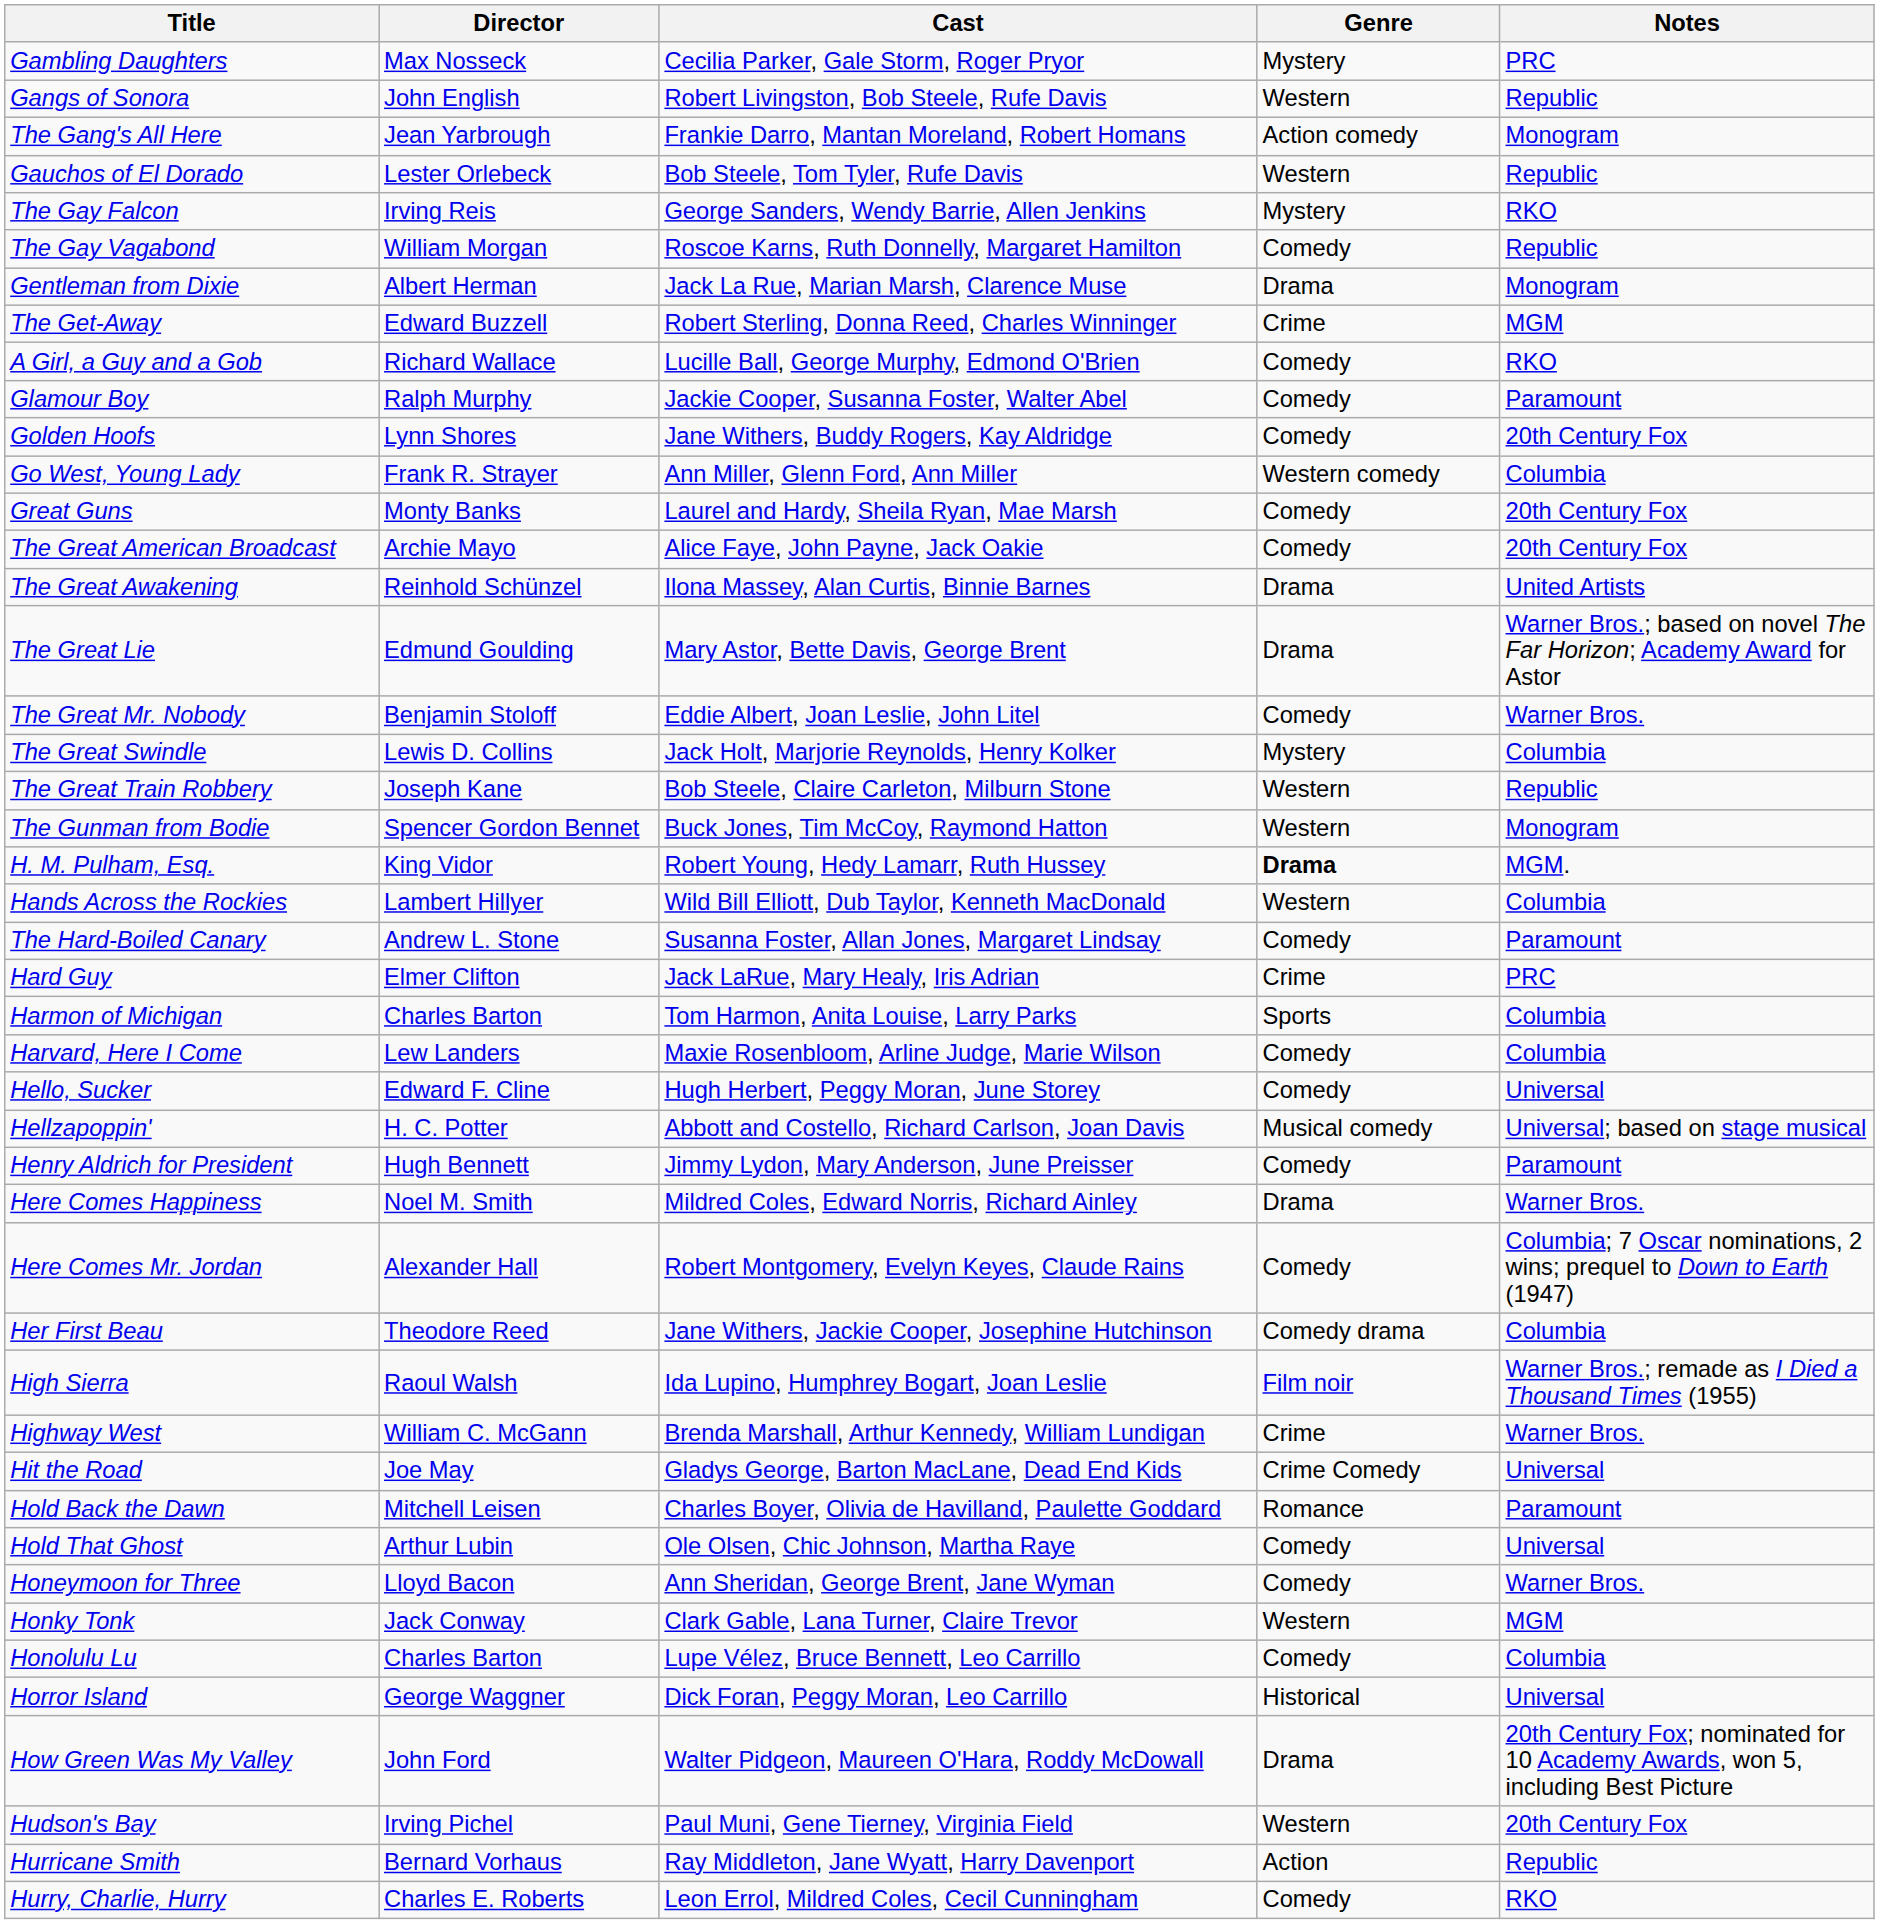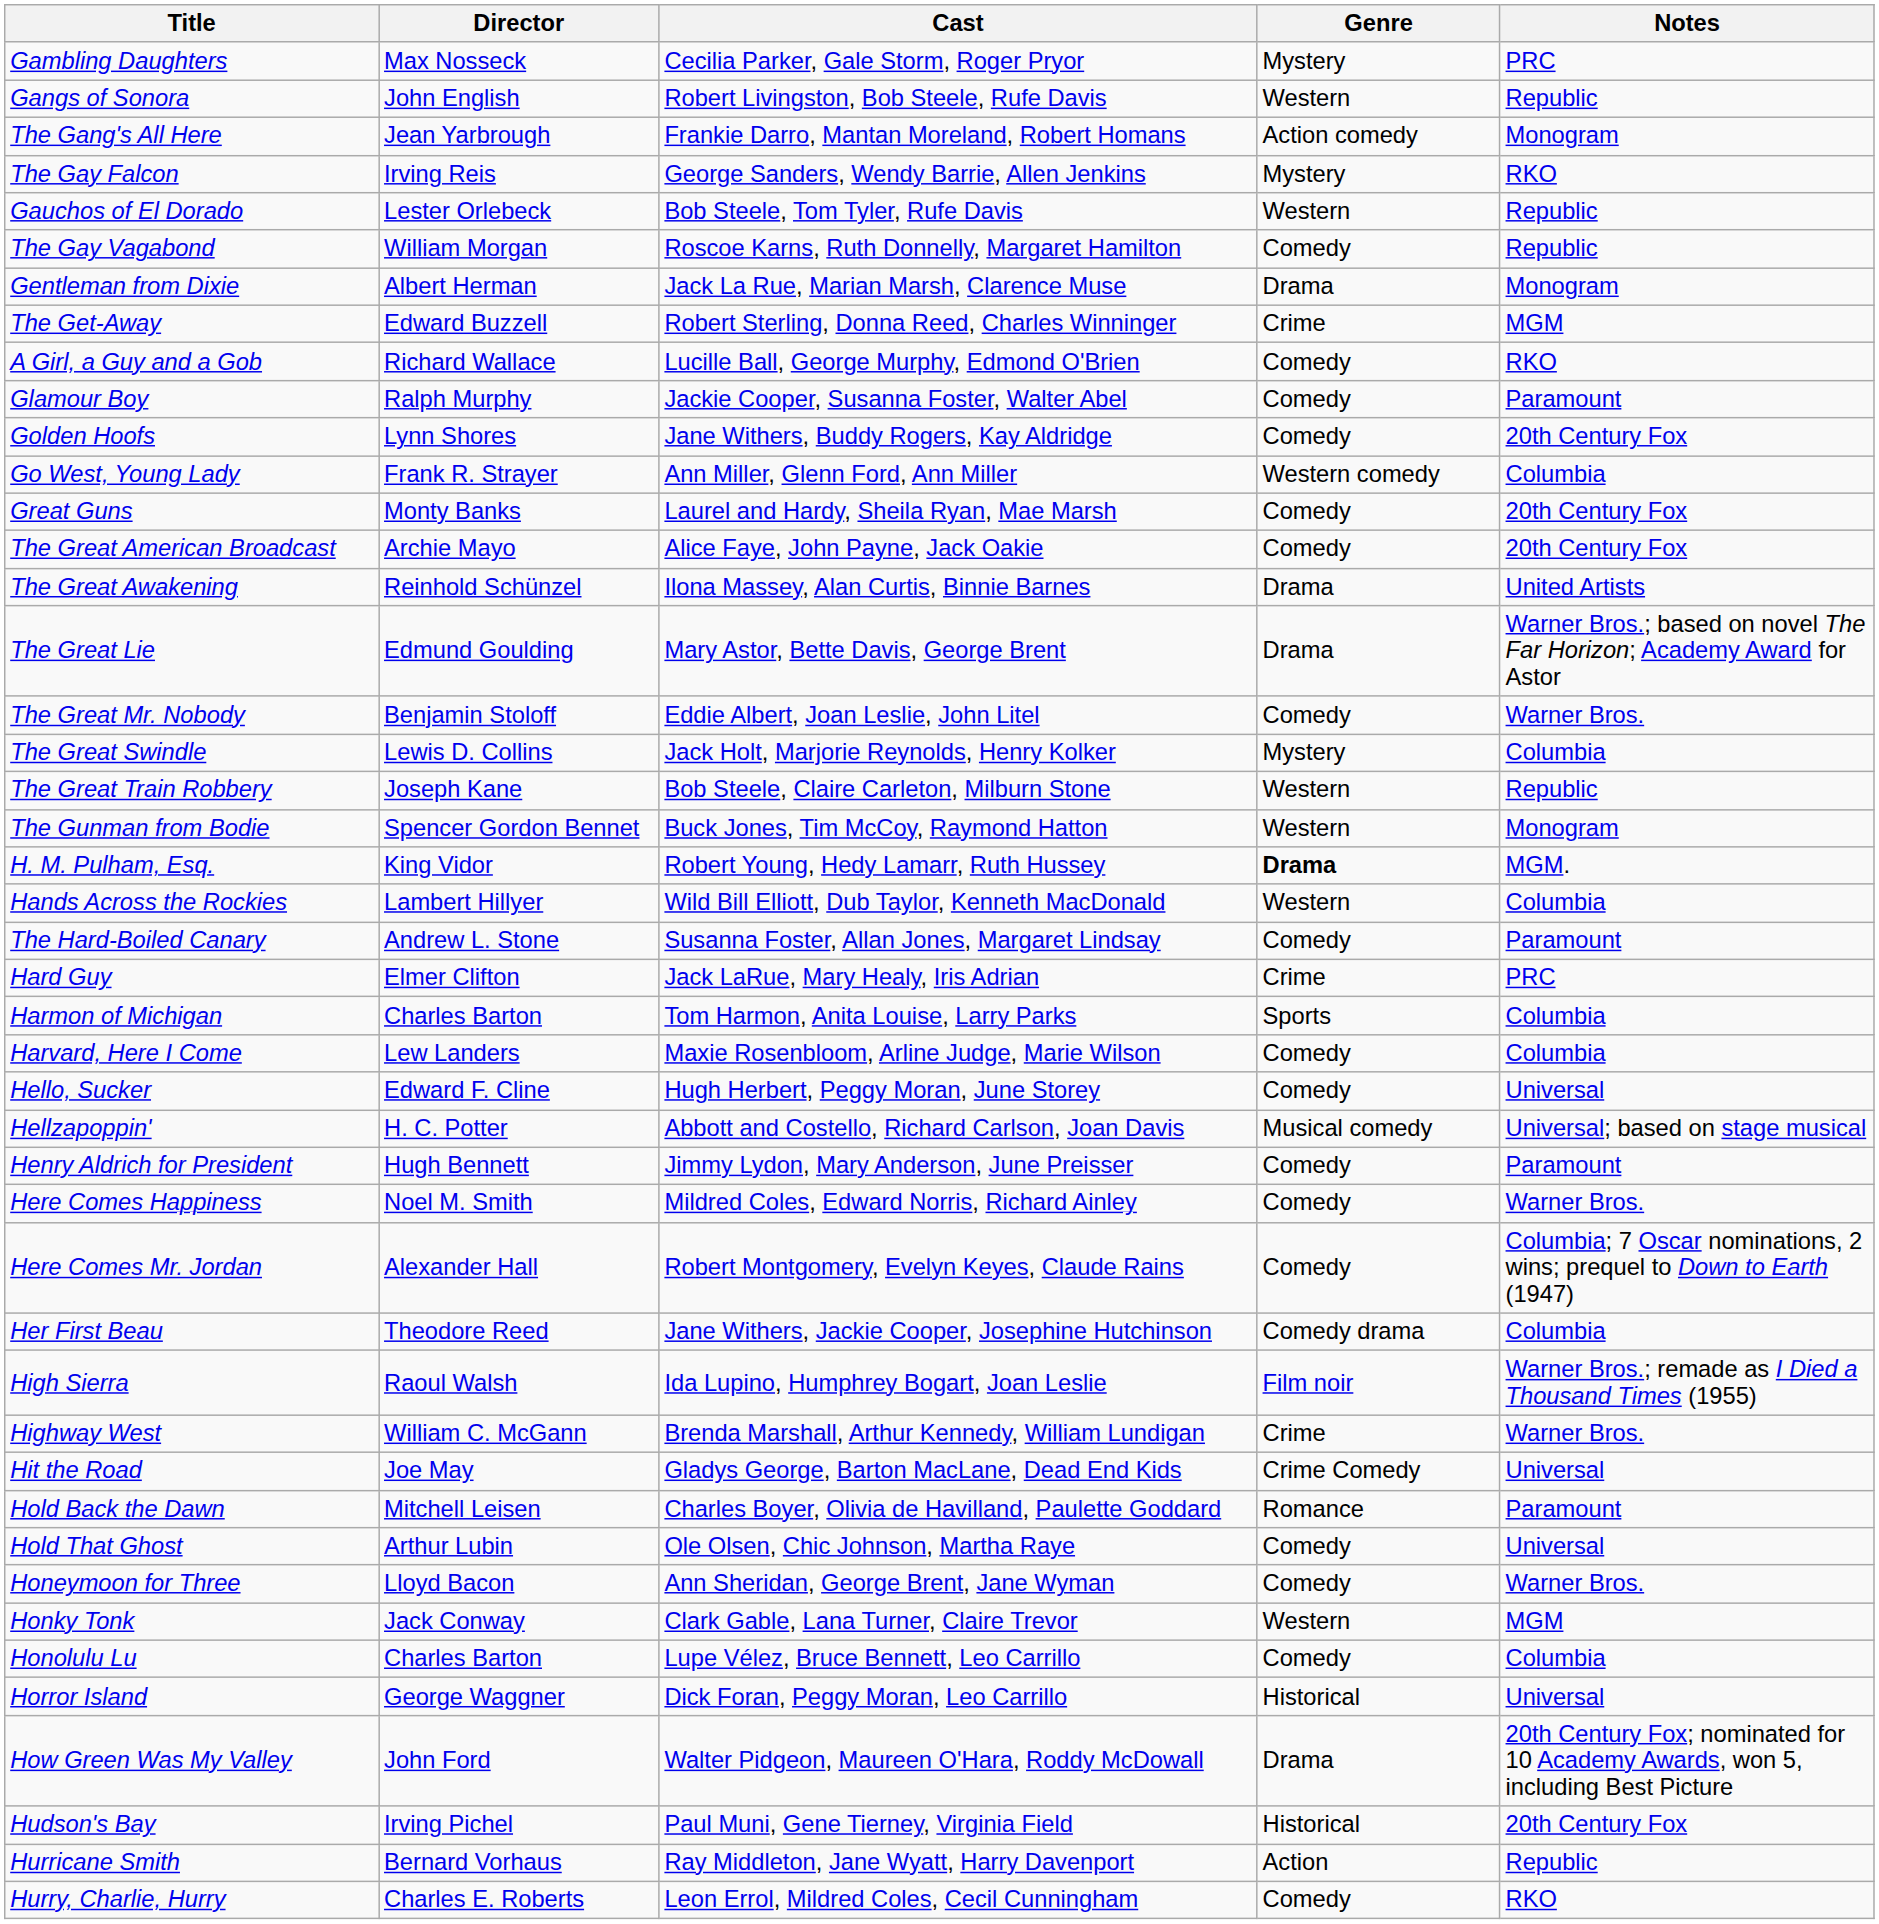rows swapped: (127, 173) <-> (94, 211)
(1298, 1203) Drama -> (1307, 1203) Comedy
(1306, 1824) Western -> (1311, 1824) Historical
